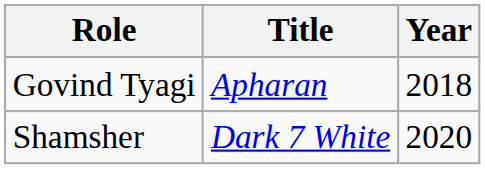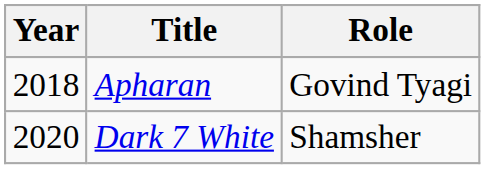columns swapped: (439, 30) <-> (104, 30)
